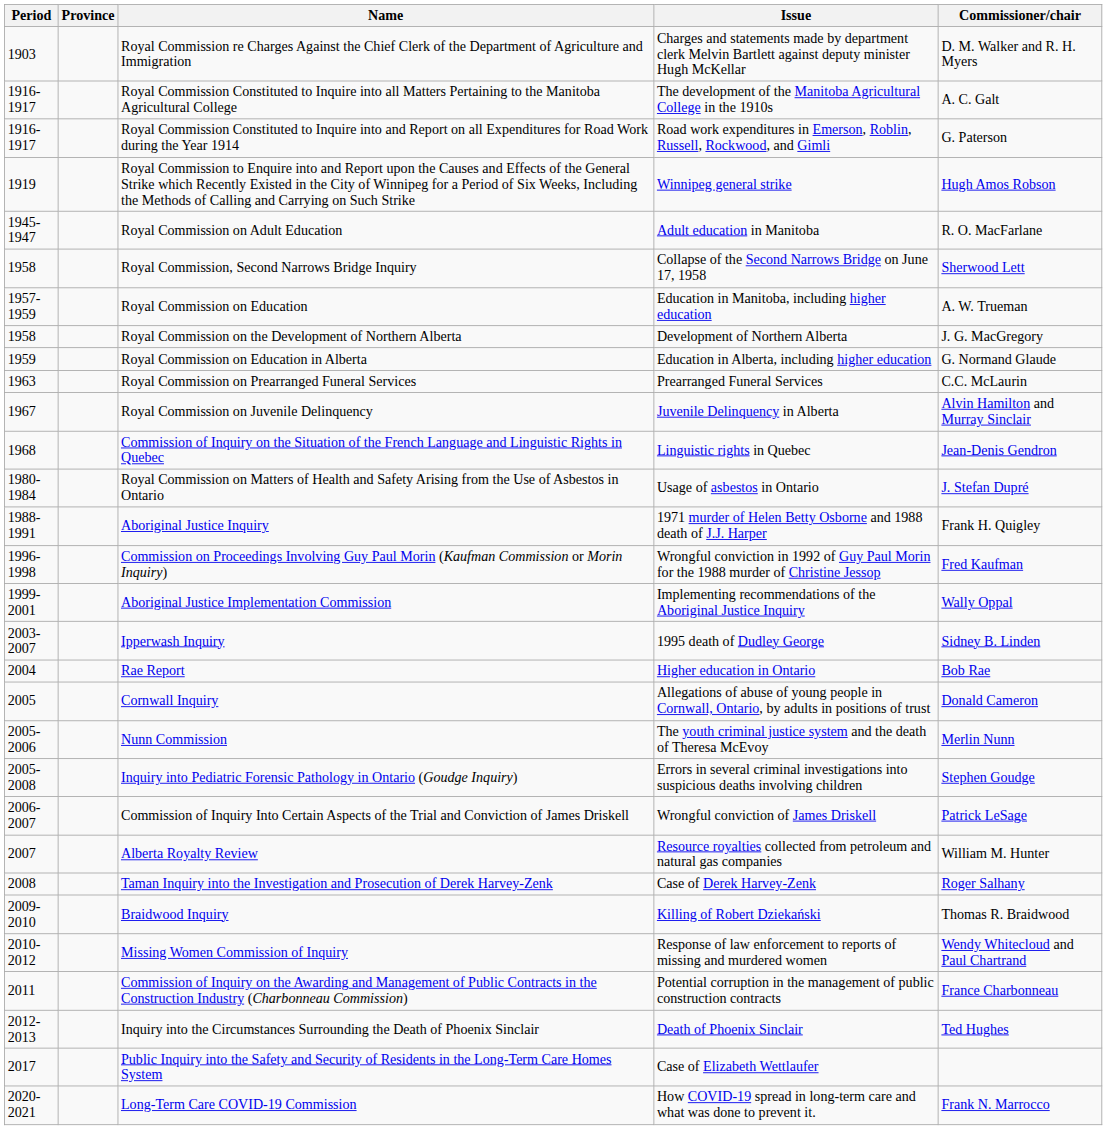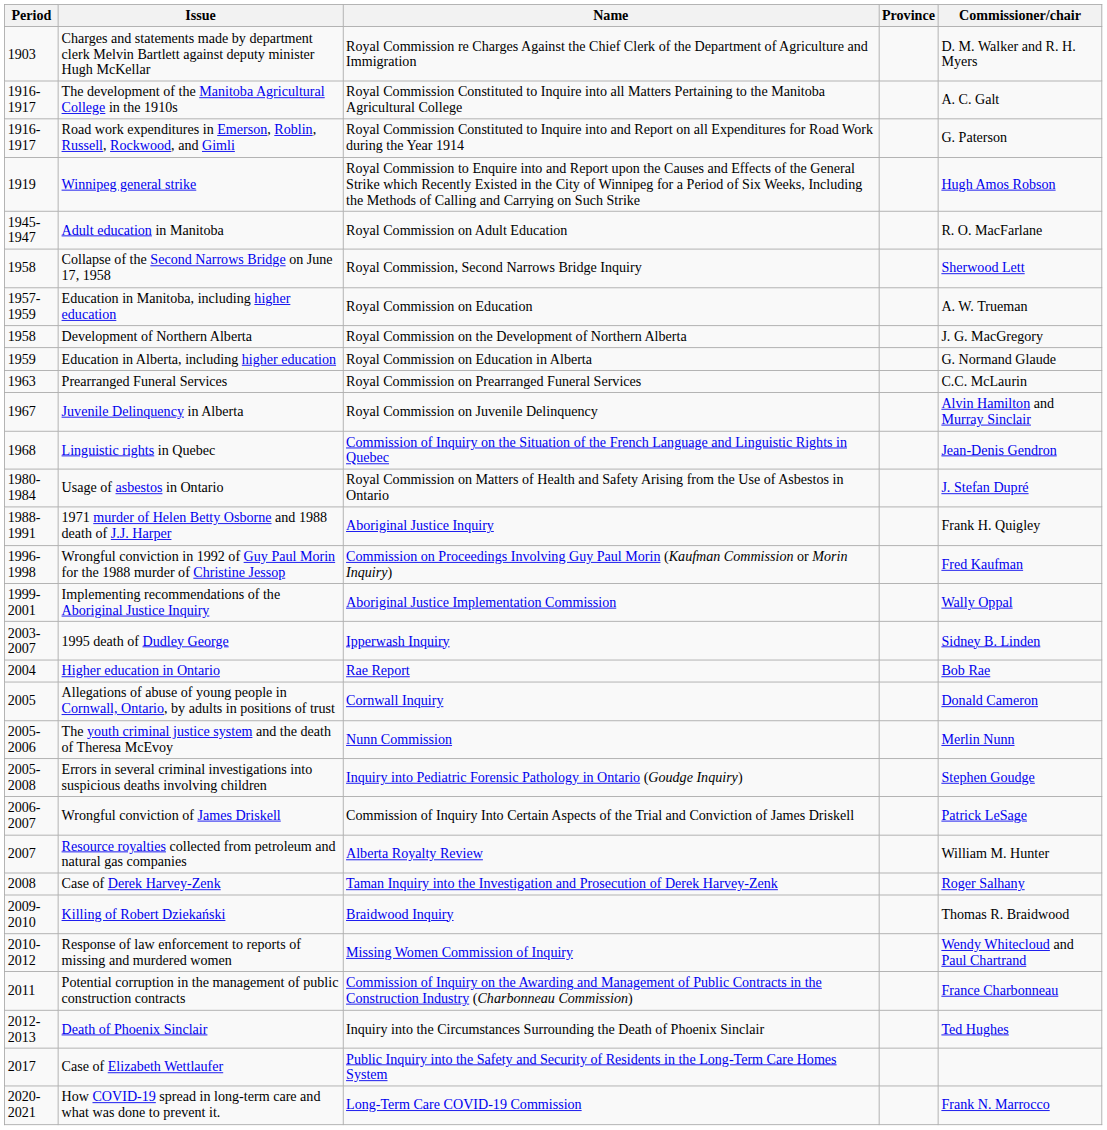columns swapped: (88, 15) <-> (796, 15)
